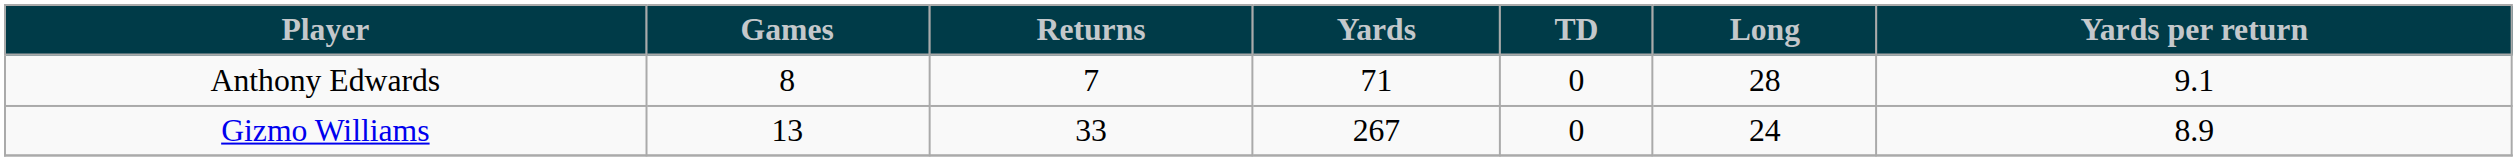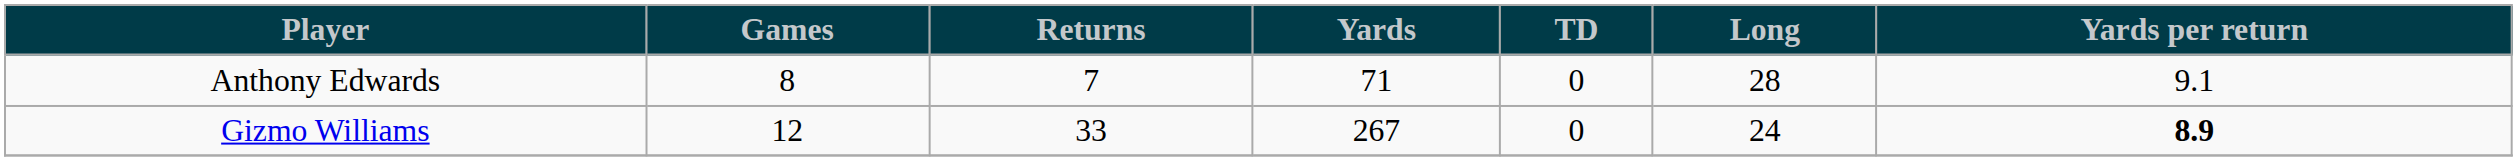(787, 130) 13 -> (787, 130) 12
(2194, 130) normal -> (2194, 130) bold
